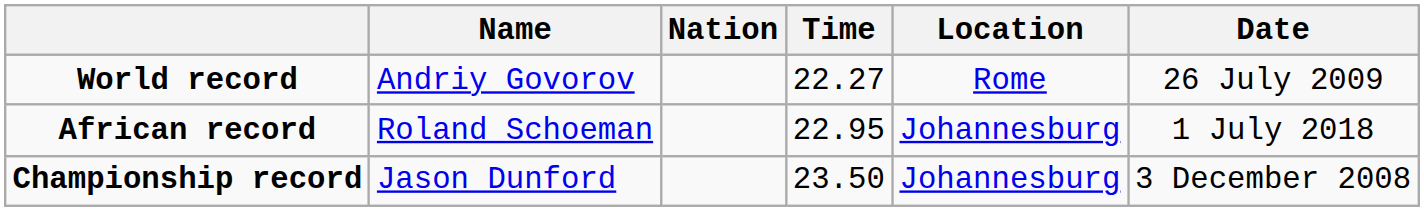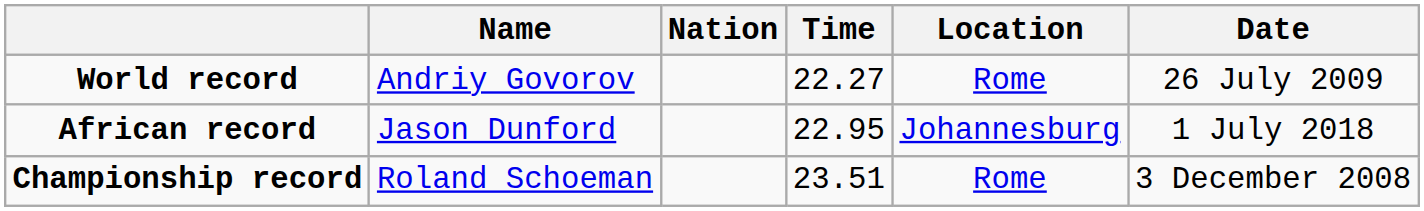(515, 130) Roland Schoeman -> (497, 130) Jason Dunford
(497, 180) Jason Dunford -> (515, 180) Roland Schoeman
(839, 180) 23.50 -> (839, 180) 23.51
(1010, 180) Johannesburg -> (1010, 180) Rome
